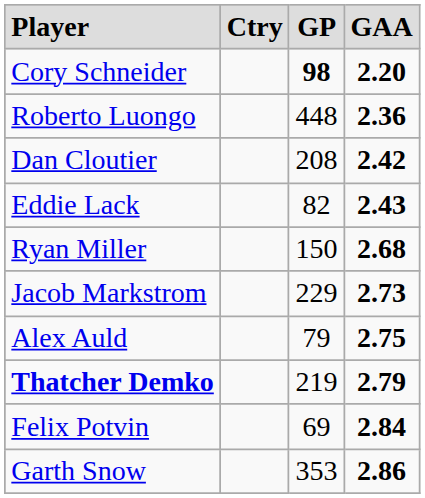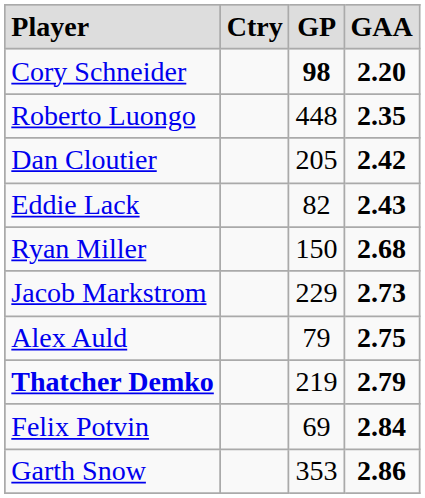(382, 115) 2.36 -> (382, 115) 2.35
(317, 159) 208 -> (317, 159) 205
